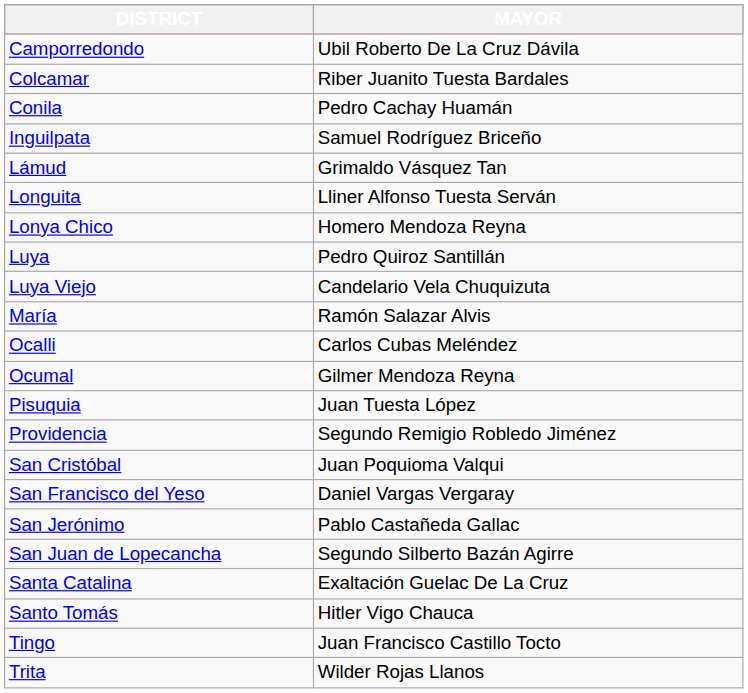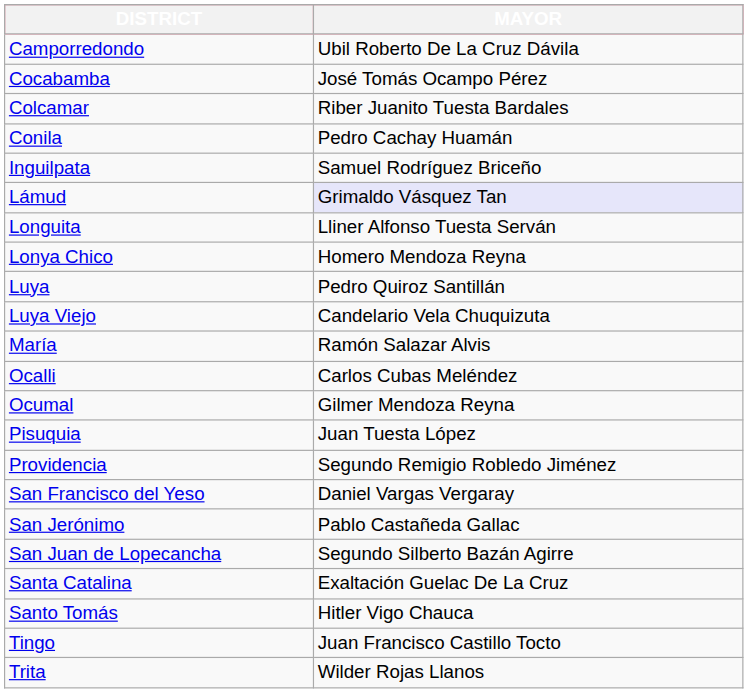+ row: (59, 78)
(412, 167) no background -> (412, 197) lavender background
- row: (65, 464)
